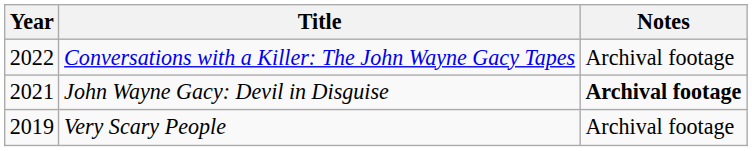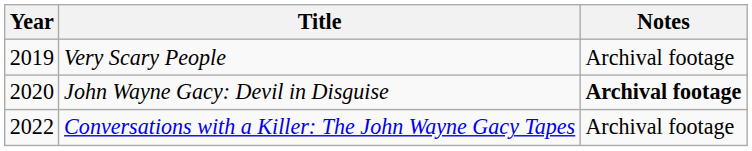rows swapped: (145, 127) <-> (320, 57)
(32, 92) 2021 -> (32, 92) 2020
